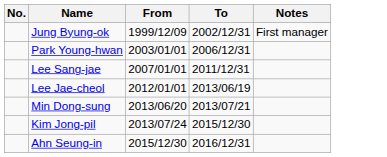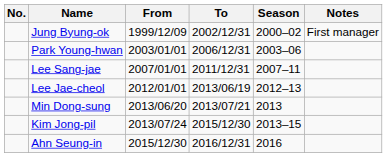+ column: (279, 13)
